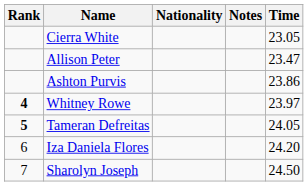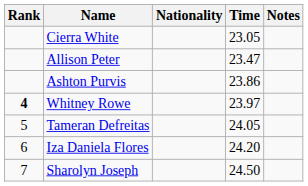columns swapped: (284, 15) <-> (246, 15)
(24, 125) bold -> (24, 125) normal
